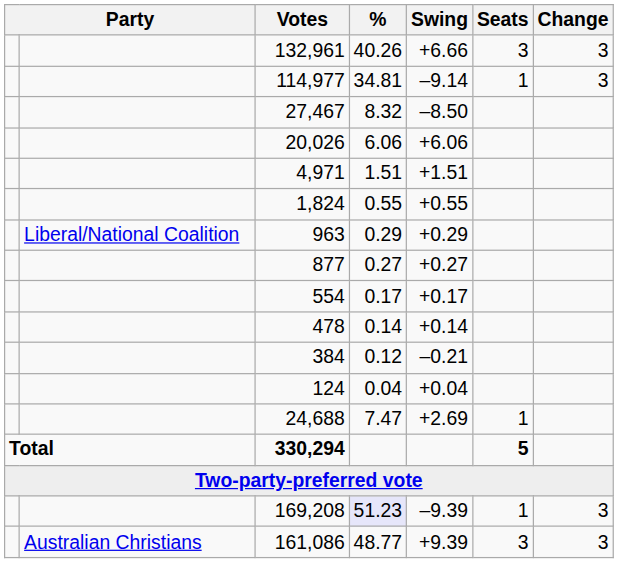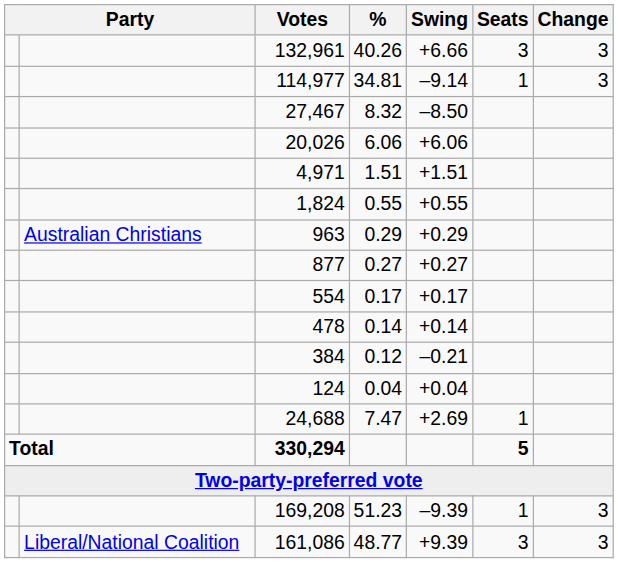(132, 234) Liberal/National Coalition -> (113, 234) Australian Christians
(378, 511) lavender background -> (378, 511) no background
(113, 541) Australian Christians -> (132, 541) Liberal/National Coalition
